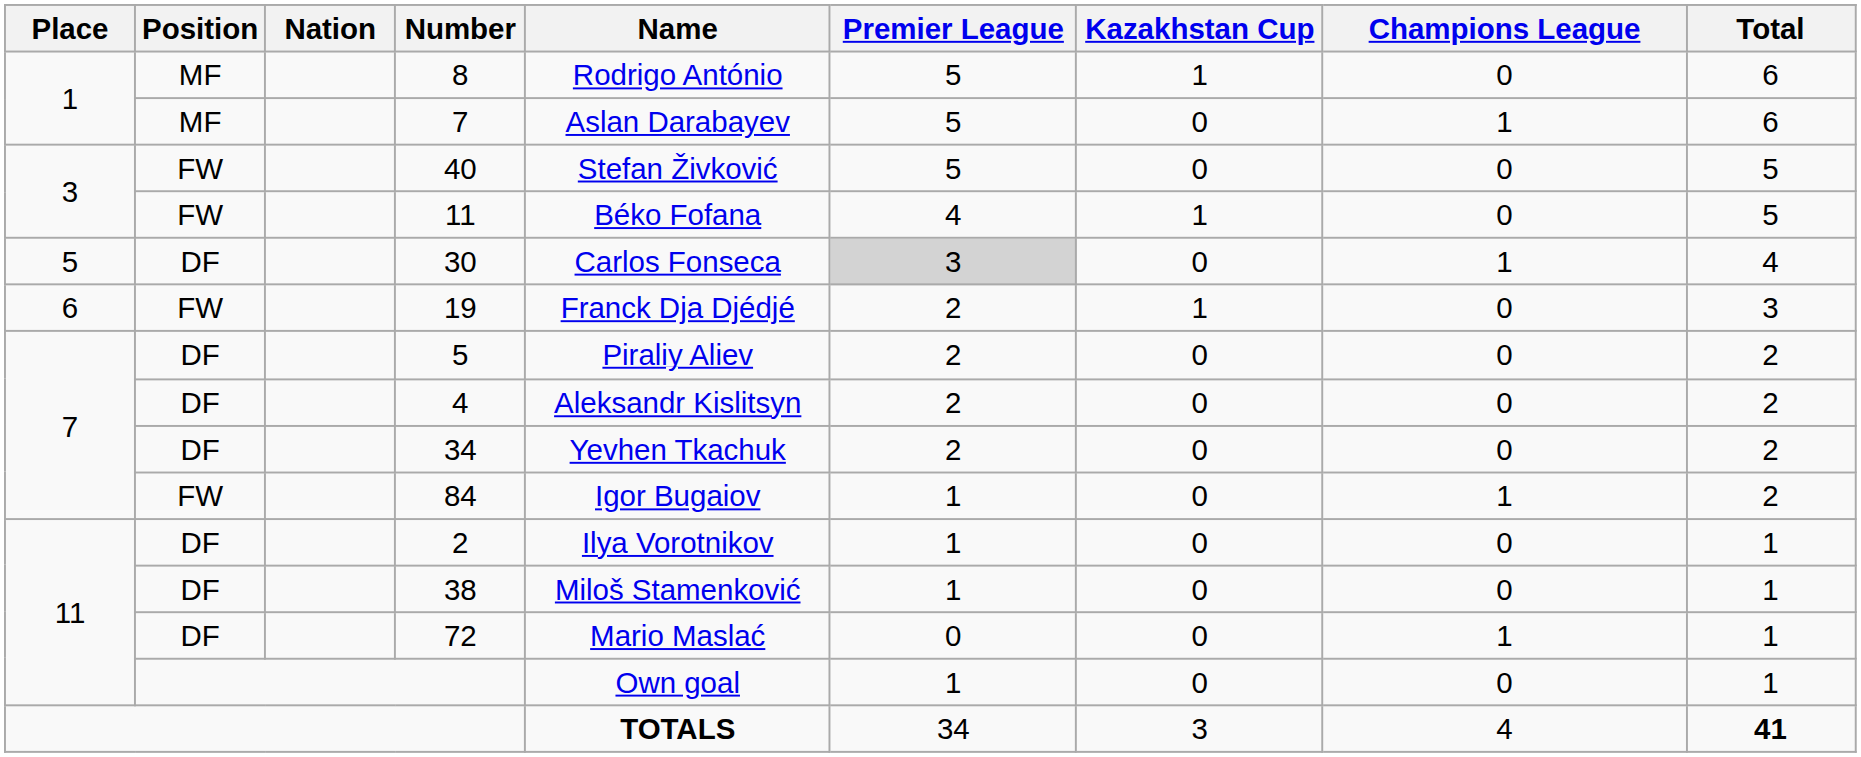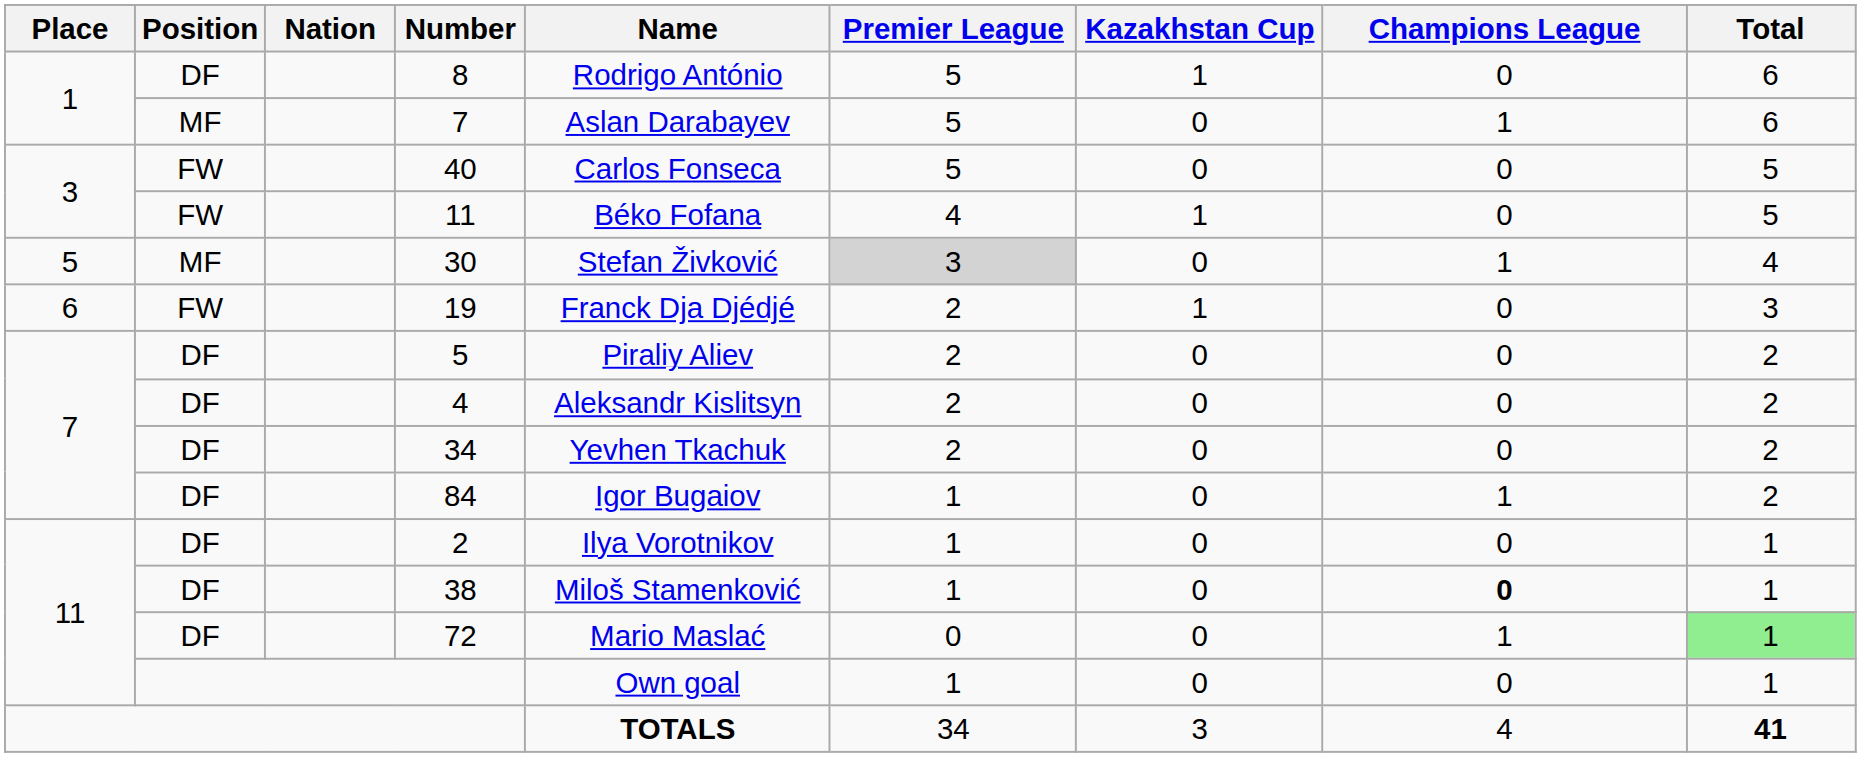(200, 75) MF -> (200, 75) DF
(678, 169) Stefan Živković -> (678, 169) Carlos Fonseca
(200, 262) DF -> (200, 262) MF
(678, 262) Carlos Fonseca -> (678, 262) Stefan Živković
(200, 495) FW -> (200, 495) DF
(1505, 589) normal -> (1505, 589) bold
(1770, 635) no background -> (1770, 635) lightgreen background
